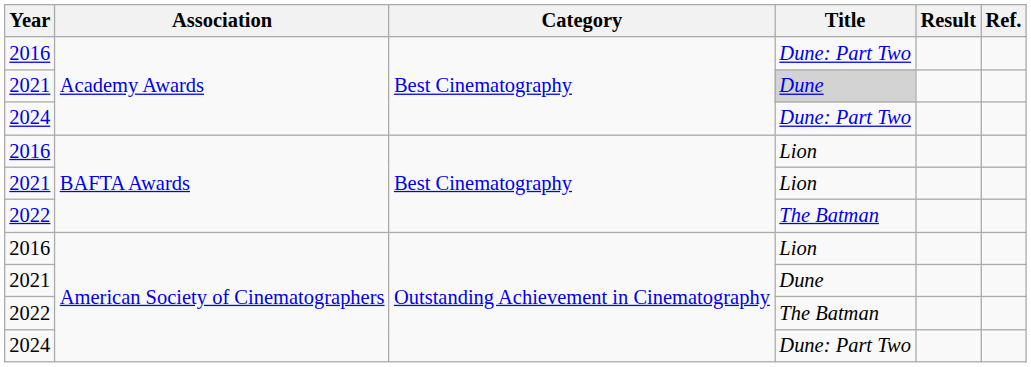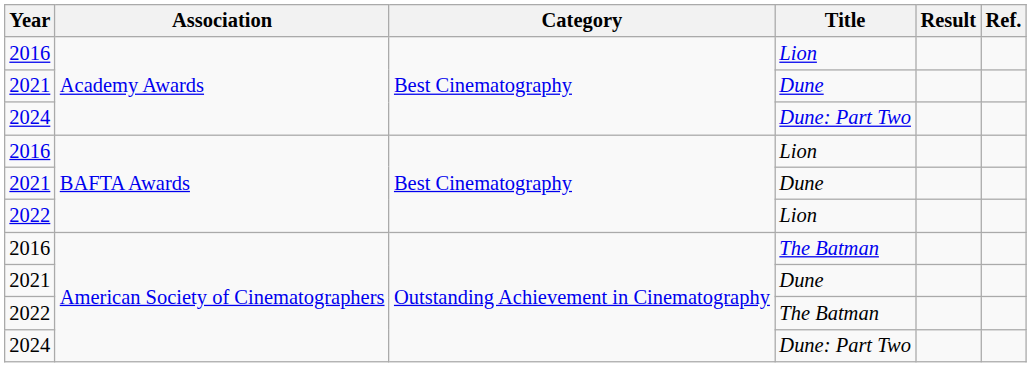(845, 53) Dune: Part Two -> (798, 53) Lion
(802, 85) lightgrey background -> (802, 85) no background
(798, 183) Lion -> (802, 183) Dune
(829, 215) The Batman -> (798, 215) Lion
(798, 248) Lion -> (829, 248) The Batman
